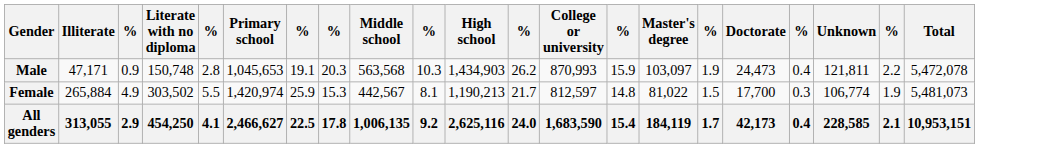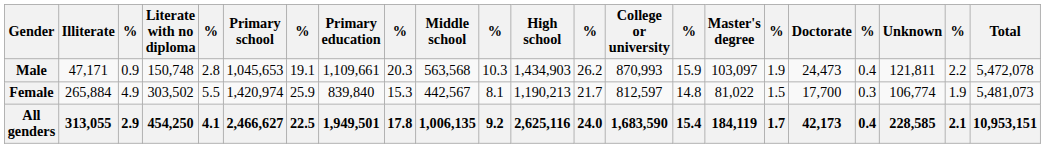+ column: (351, 31)
